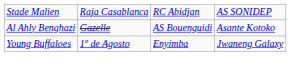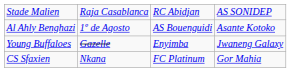(95, 28) Gazelle -> (105, 28) 1º de Agosto
(105, 43) 1º de Agosto -> (95, 43) Gazelle
+ row: (28, 59)
